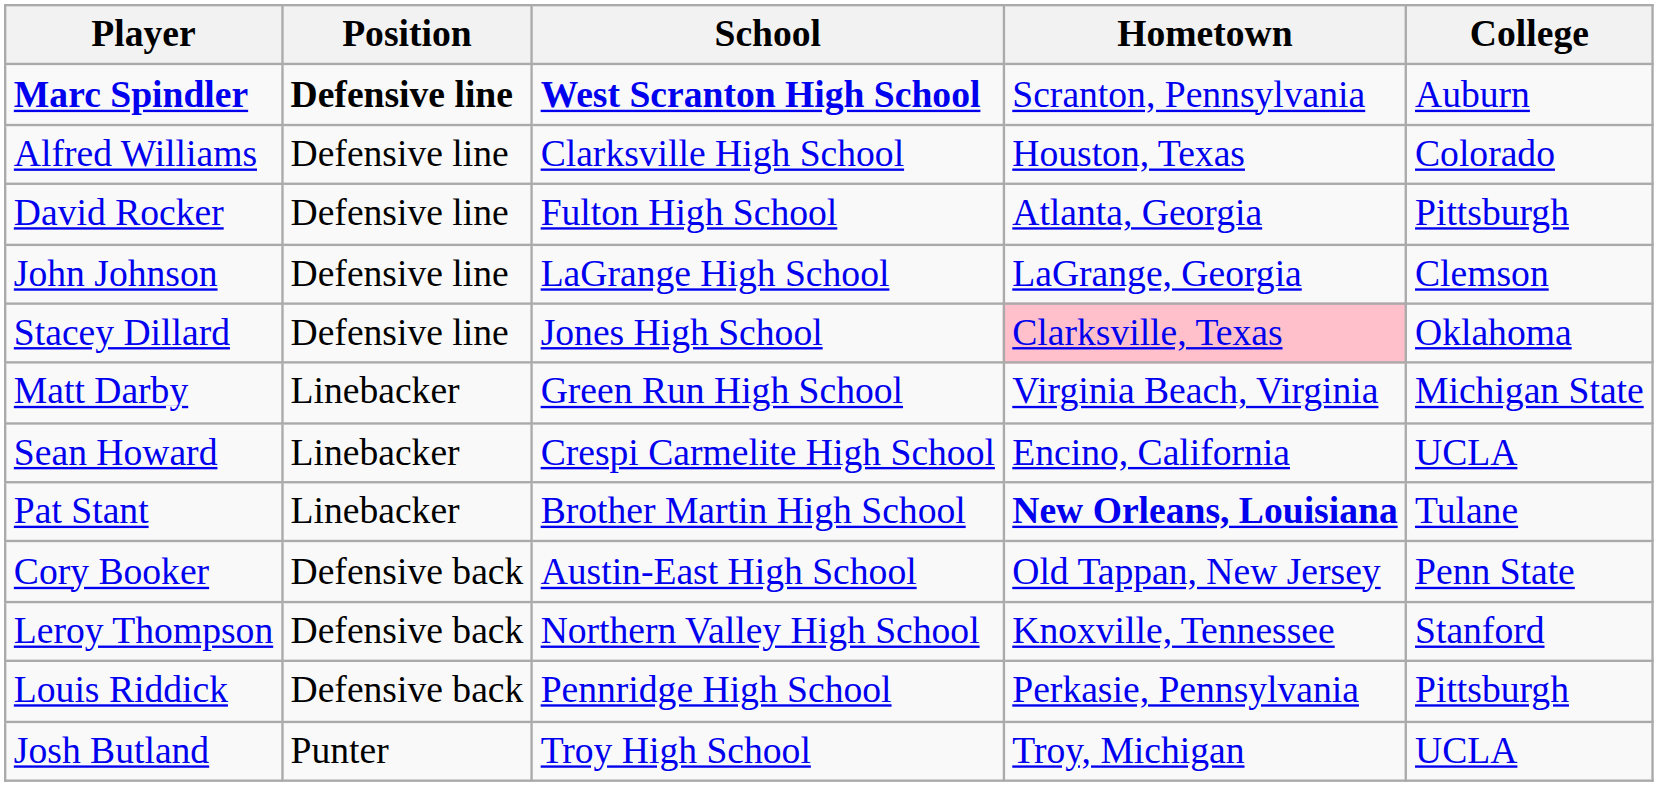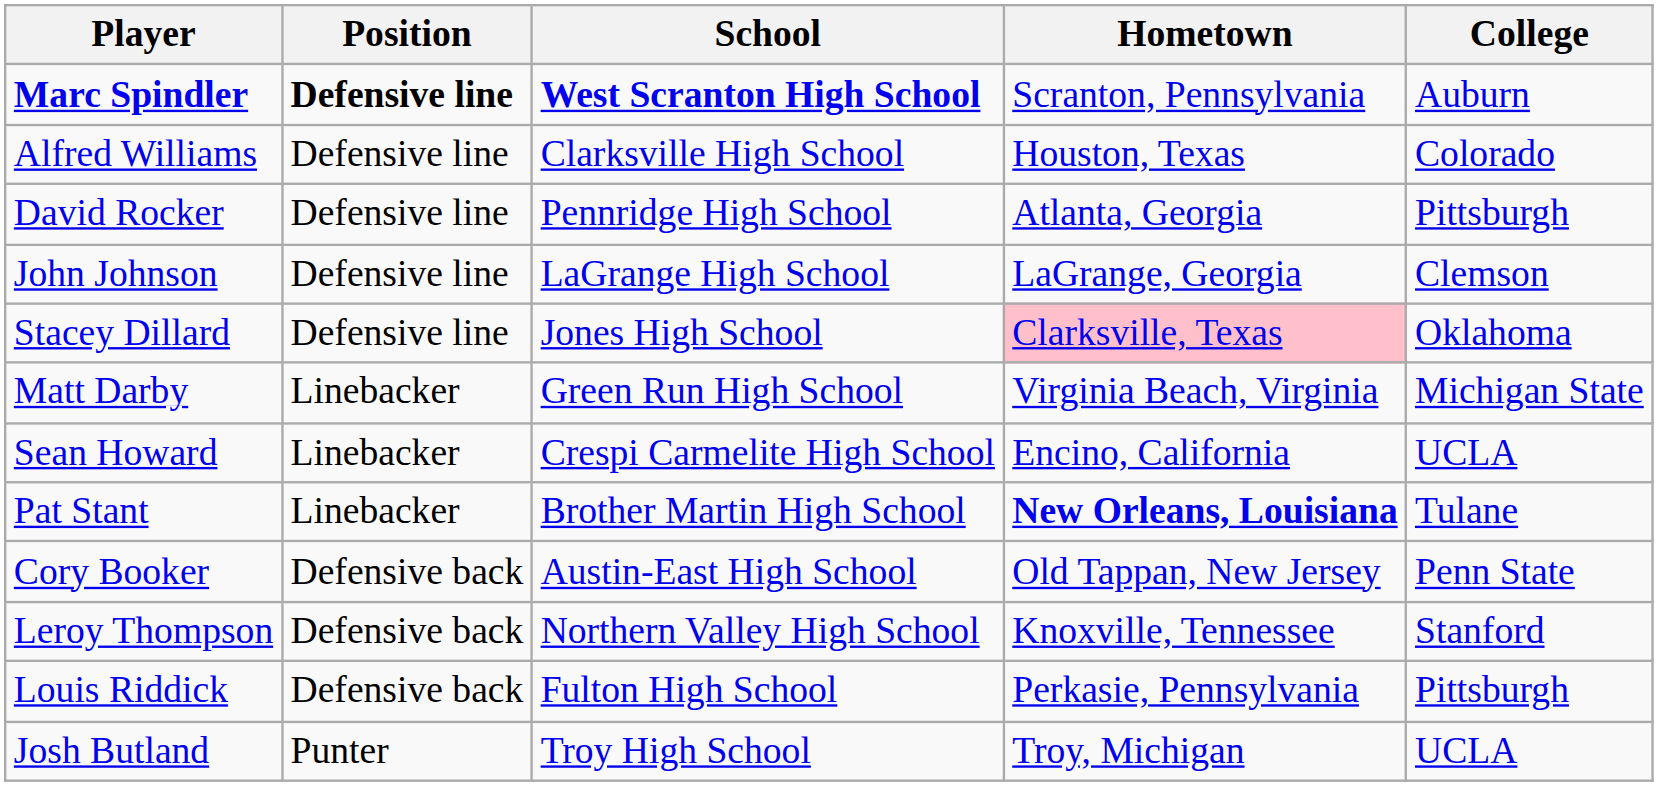(689, 213) Fulton High School -> (716, 213) Pennridge High School
(716, 690) Pennridge High School -> (689, 690) Fulton High School
